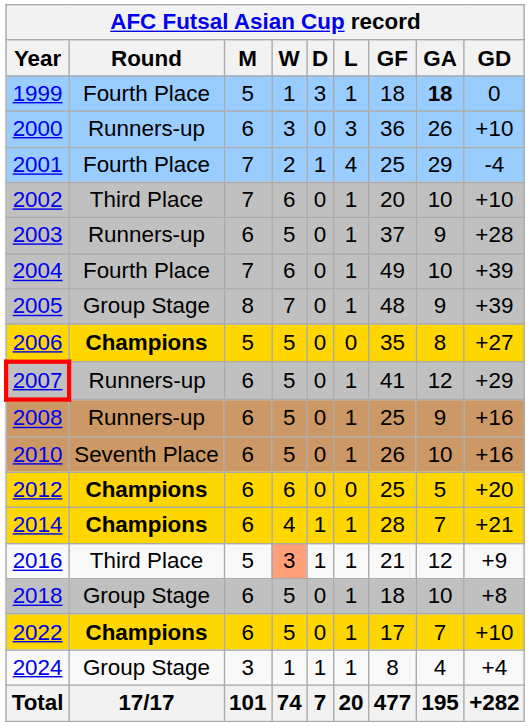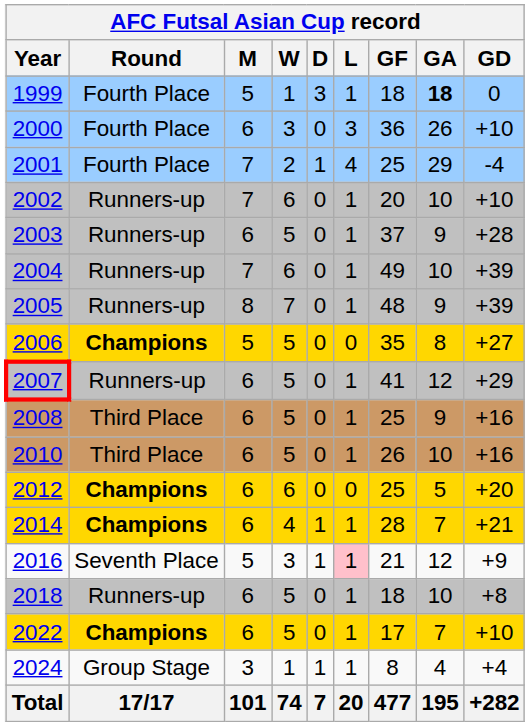(146, 128) Runners-up -> (146, 128) Fourth Place
(146, 199) Third Place -> (146, 199) Runners-up
(146, 270) Fourth Place -> (146, 270) Runners-up
(146, 306) Group Stage -> (146, 306) Runners-up
(146, 417) Runners-up -> (146, 417) Third Place
(146, 454) Seventh Place -> (146, 454) Third Place
(146, 560) Third Place -> (146, 560) Seventh Place
(289, 560) lightsalmon background -> (289, 560) no background
(351, 560) no background -> (351, 560) pink background
(146, 596) Group Stage -> (146, 596) Runners-up
